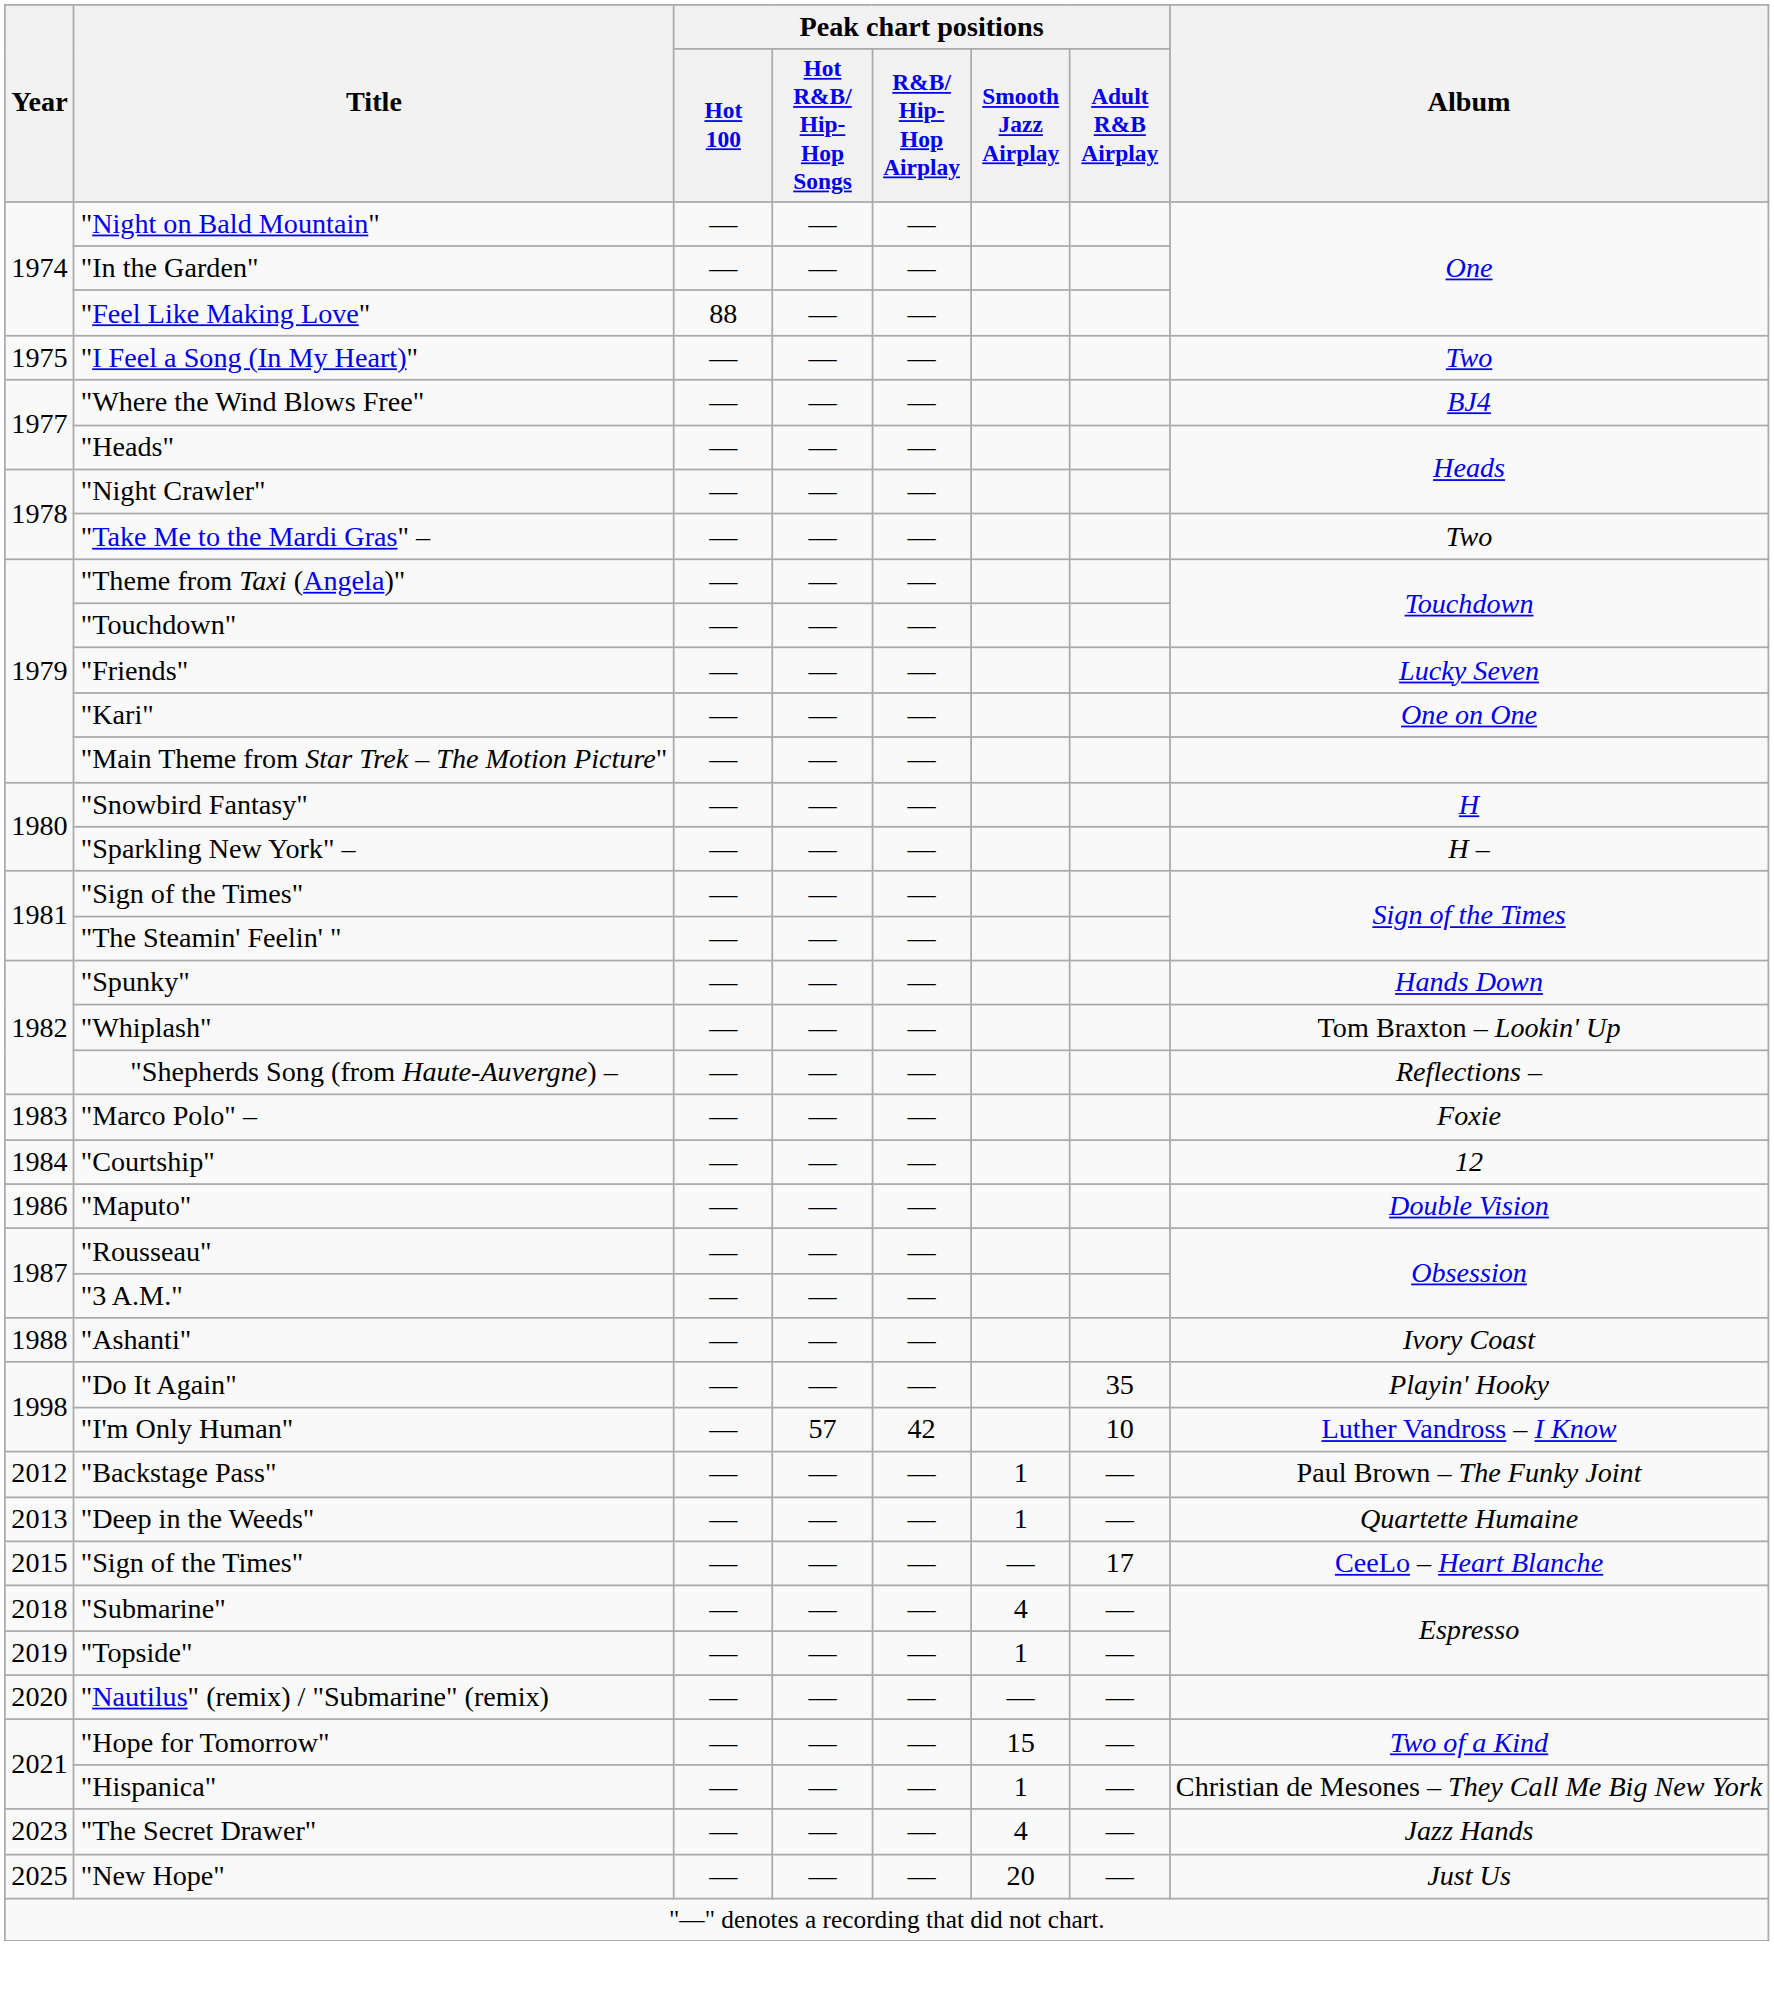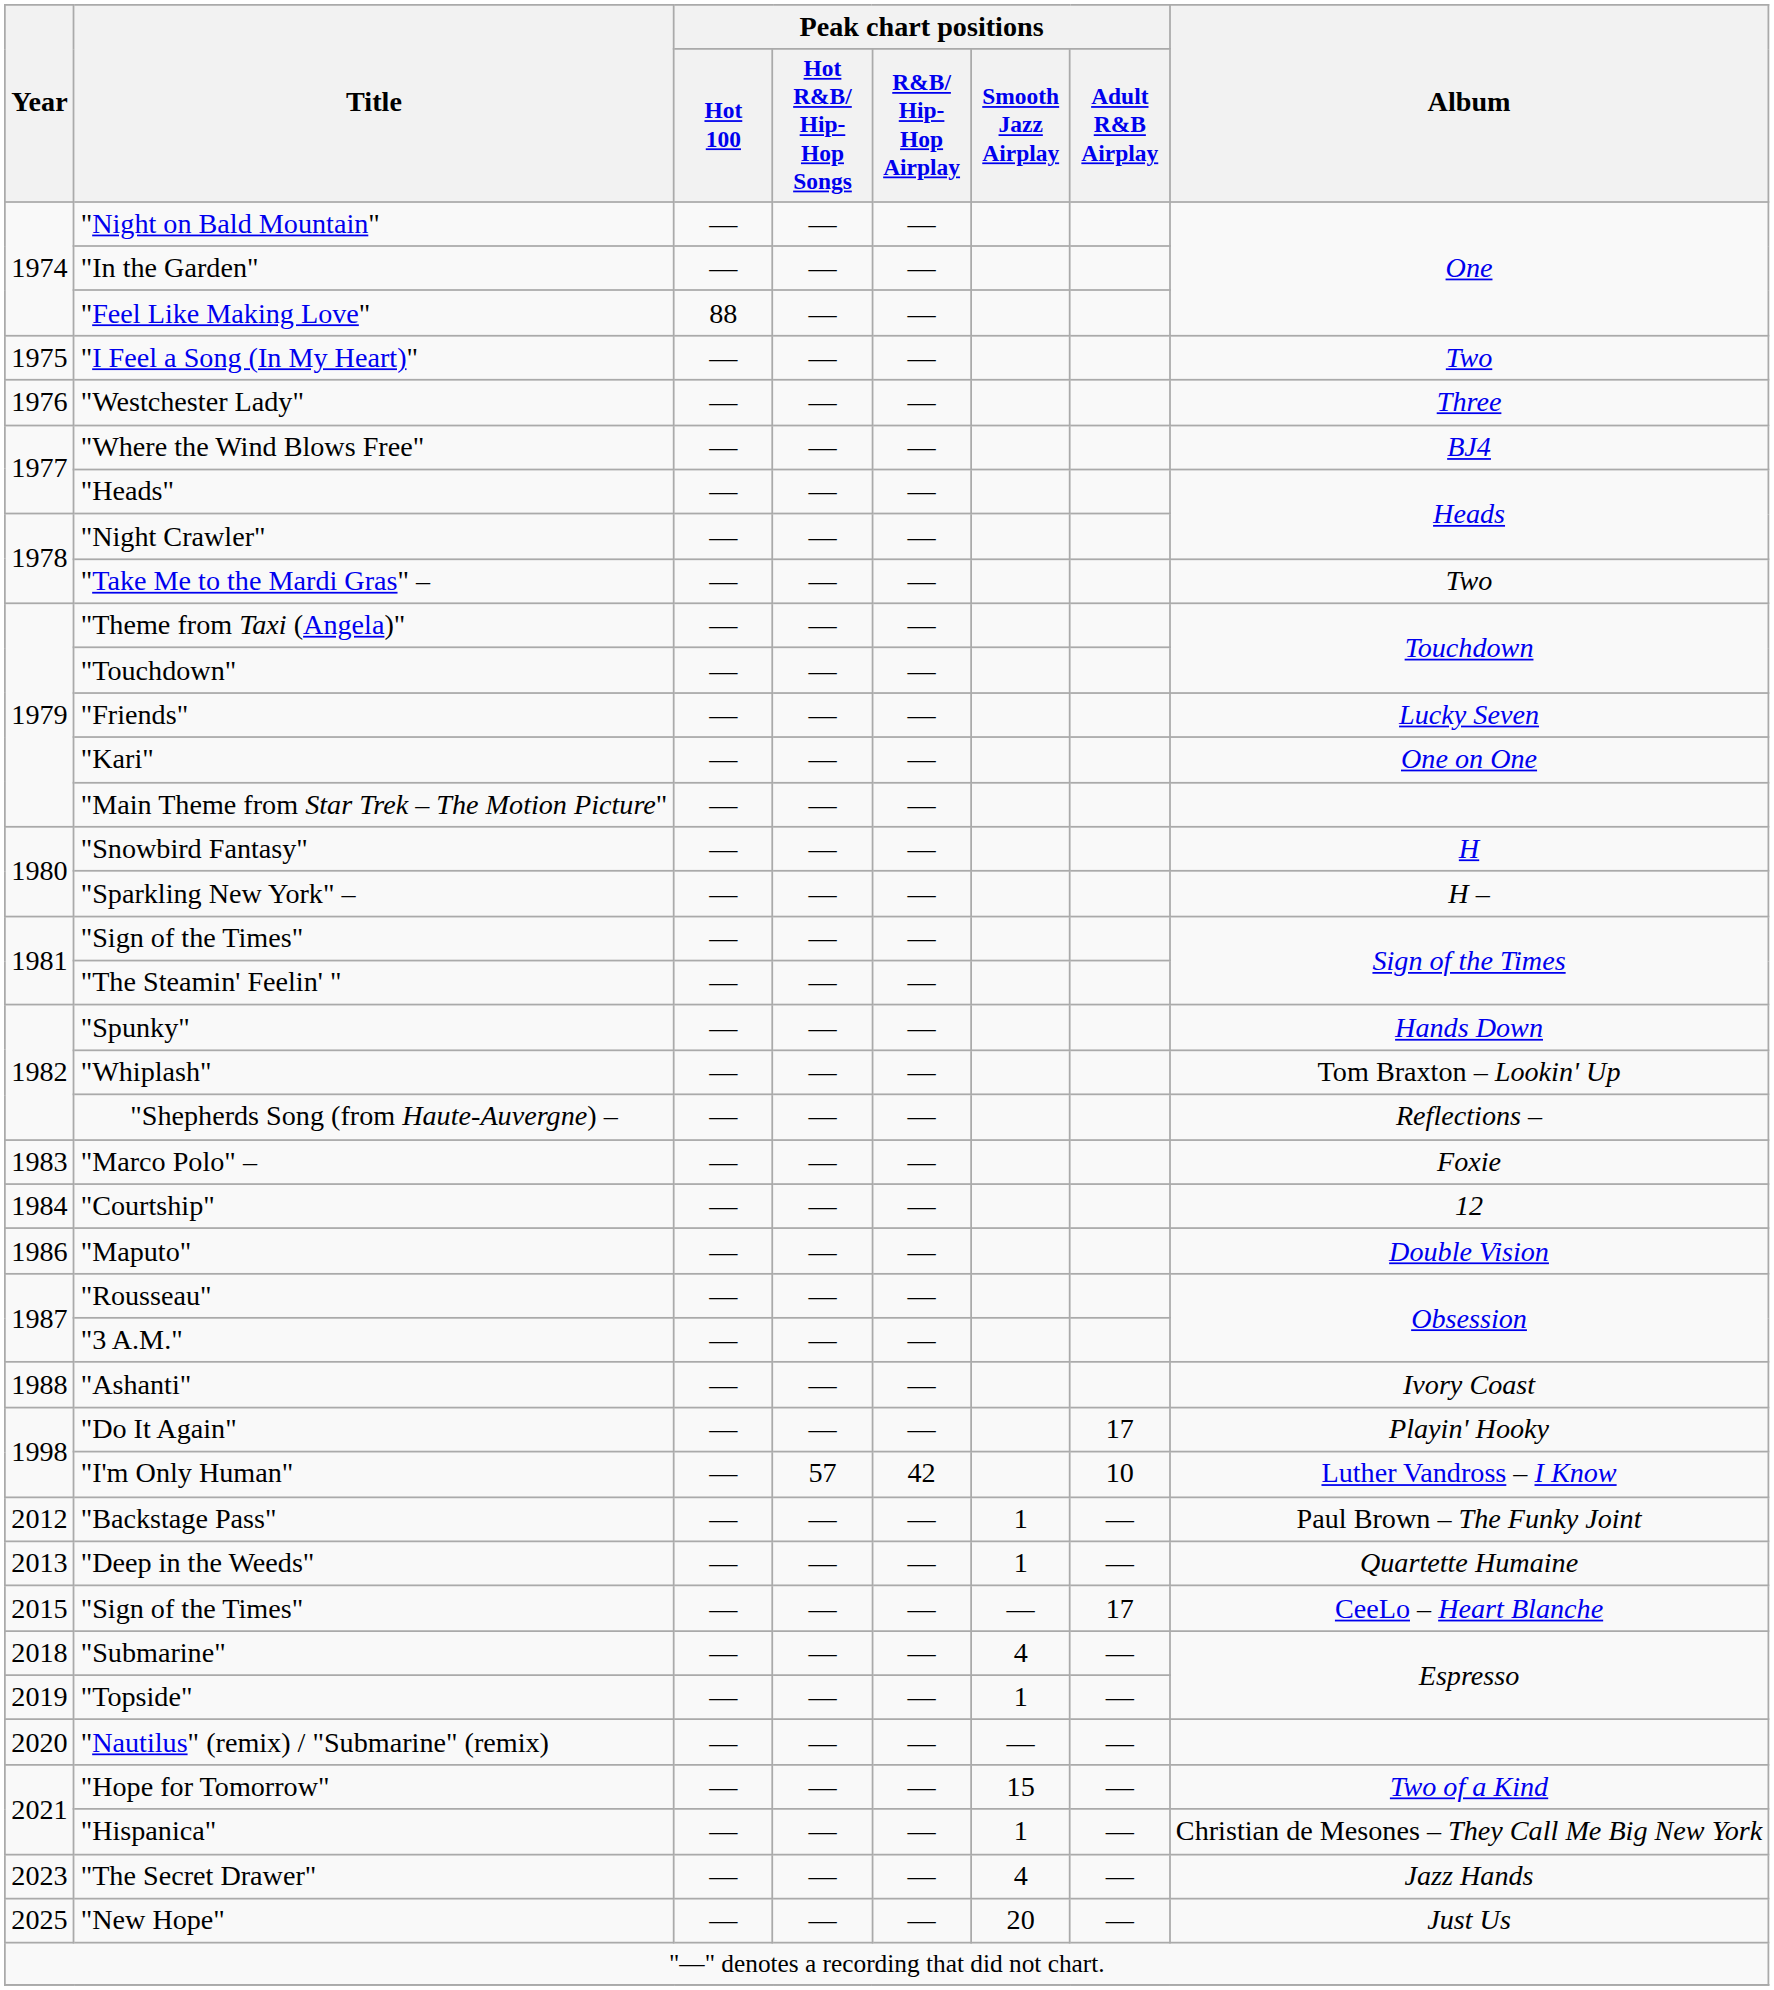+ row: (40, 402)
(1120, 1384) 35 -> (1120, 1429) 17
